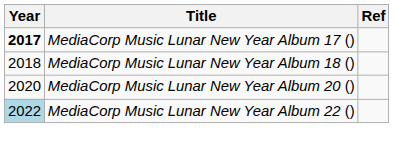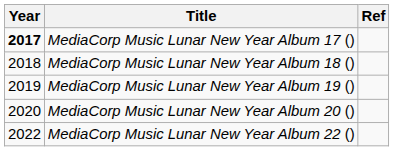+ row: (201, 87)
(24, 110) lightblue background -> (24, 134) no background
